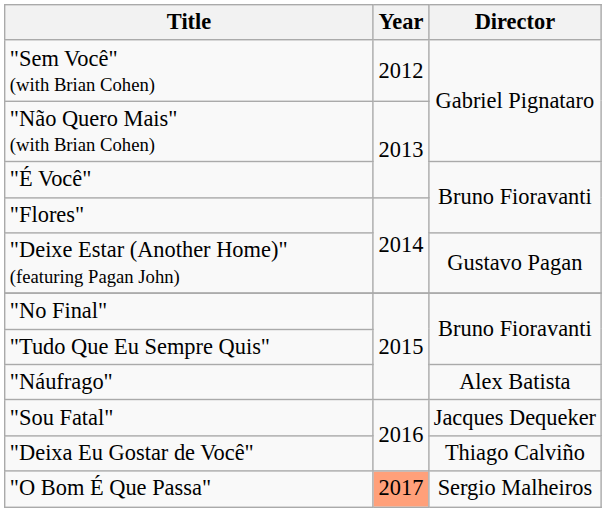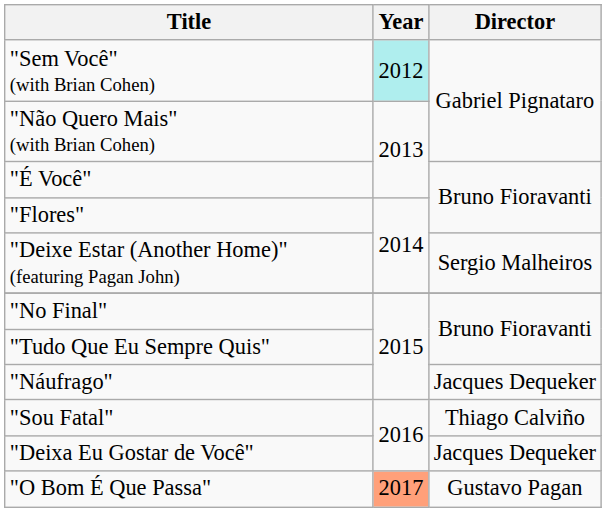(401, 70) no background -> (401, 70) paleturquoise background
(515, 262) Gustavo Pagan -> (515, 262) Sergio Malheiros
(515, 382) Alex Batista -> (515, 382) Jacques Dequeker
(515, 417) Jacques Dequeker -> (515, 417) Thiago Calviño
(515, 453) Thiago Calviño -> (515, 453) Jacques Dequeker
(515, 488) Sergio Malheiros -> (515, 488) Gustavo Pagan
